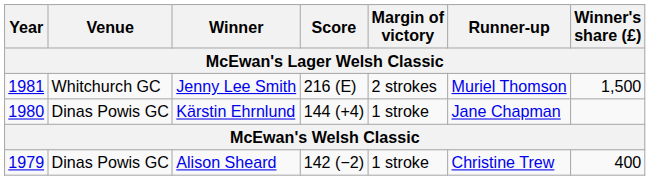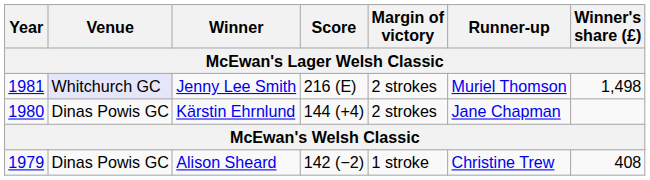(106, 87) no background -> (106, 87) lavender background
(621, 87) 1,500 -> (621, 87) 1,498
(400, 112) 1 stroke -> (404, 112) 2 strokes
(628, 163) 400 -> (628, 163) 408
